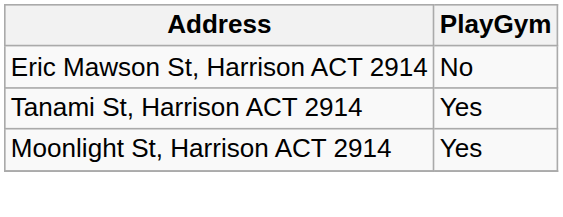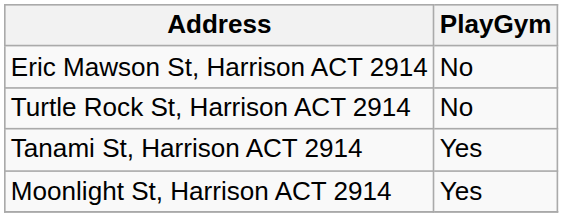+ row: (211, 107)
